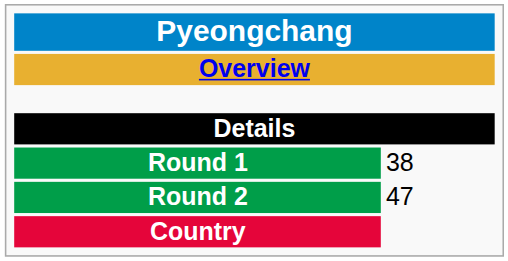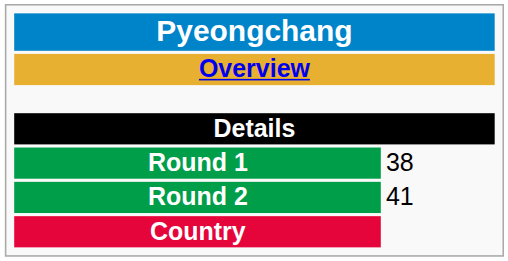(400, 196) 47 -> (400, 196) 41
